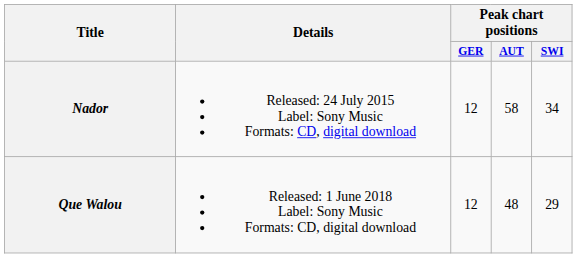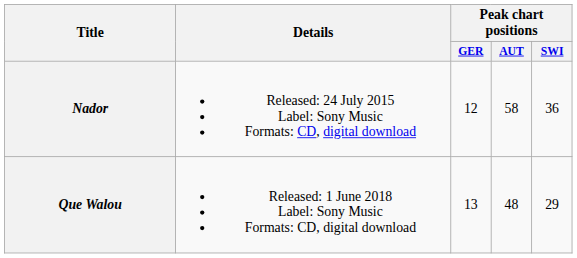(552, 108) 34 -> (552, 108) 36
(471, 204) 12 -> (471, 204) 13
